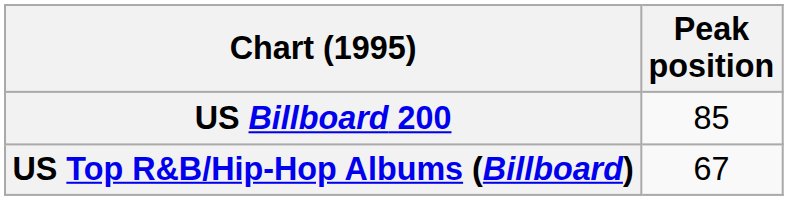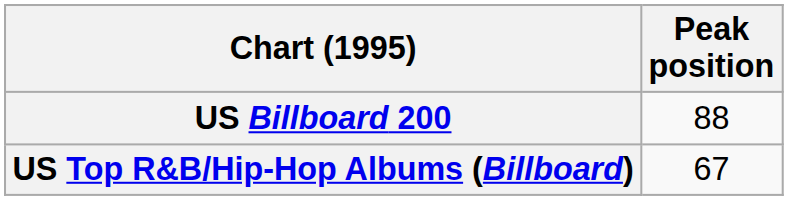(711, 117) 85 -> (711, 117) 88
